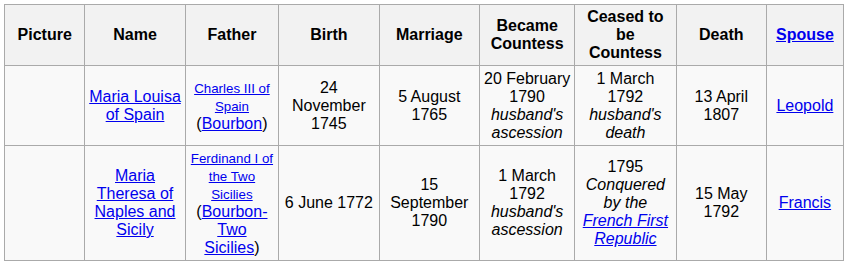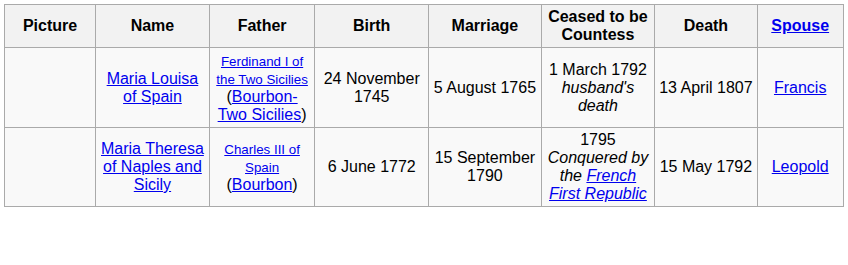- column: (527, 35)
(232, 106) Charles III of Spain (Bourbon) -> (262, 88) Ferdinand I of the Two Sicilies (Bourbon-Two Sicilies)
(805, 105) Leopold -> (800, 87) Francis
(232, 203) Ferdinand I of the Two Sicilies (Bourbon-Two Sicilies) -> (262, 167) Charles III of Spain (Bourbon)
(805, 202) Francis -> (800, 166) Leopold
